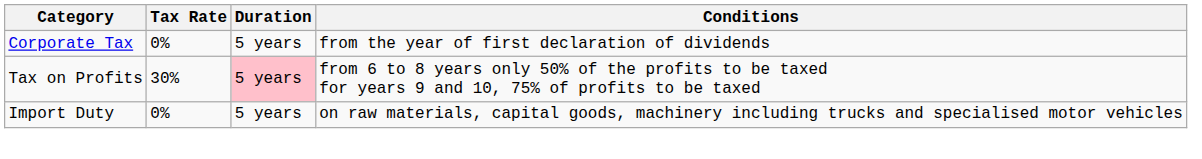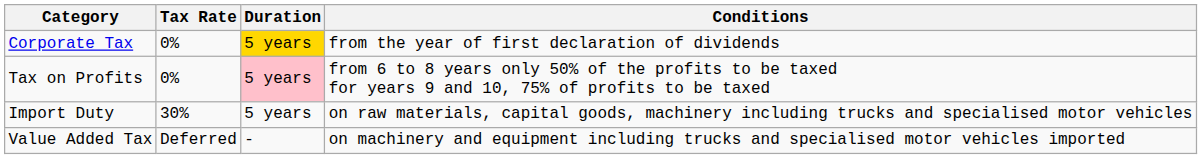(268, 44) no background -> (278, 44) gold background
(165, 79) 30% -> (170, 79) 0%
(160, 114) 0% -> (174, 114) 30%
+ row: (80, 140)
